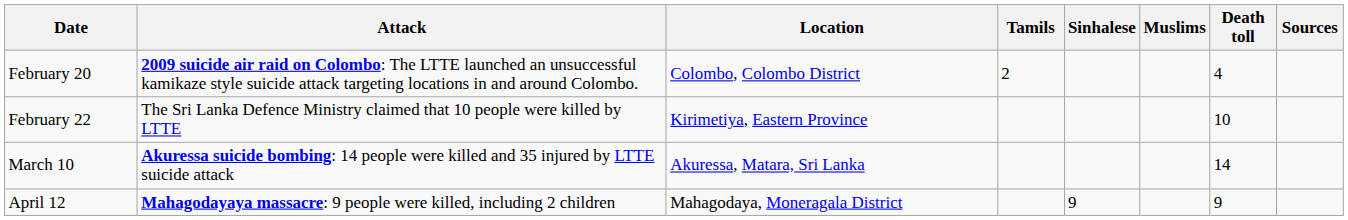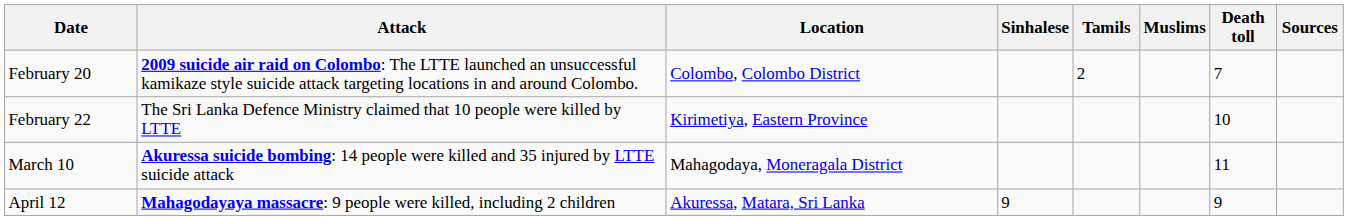columns swapped: (1102, 27) <-> (1031, 27)
(1218, 73) 4 -> (1218, 73) 7
(767, 165) Akuressa, Matara, Sri Lanka -> (786, 165) Mahagodaya, Moneragala District
(1222, 165) 14 -> (1222, 165) 11
(786, 201) Mahagodaya, Moneragala District -> (767, 201) Akuressa, Matara, Sri Lanka
